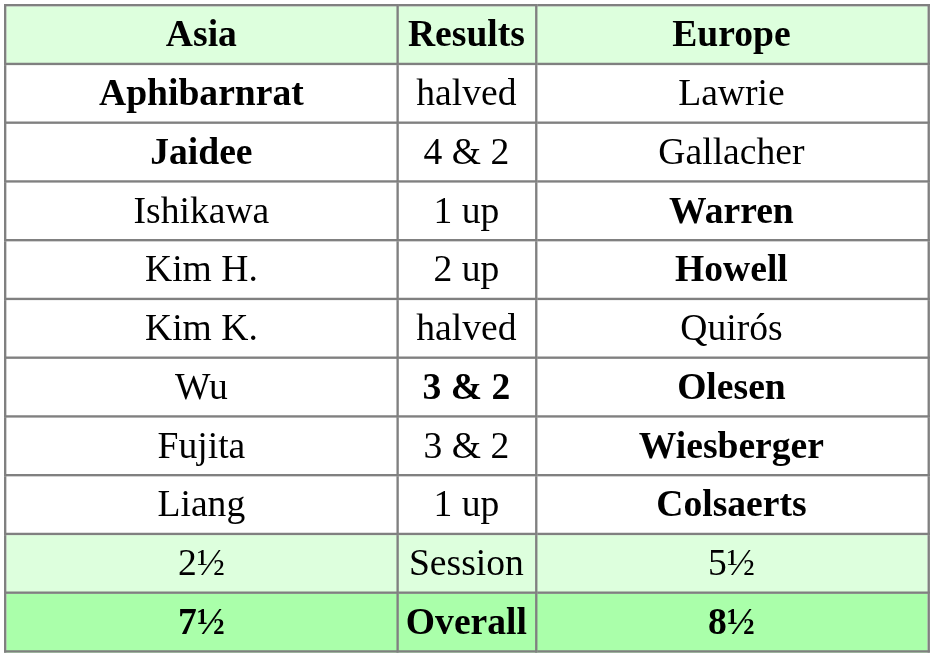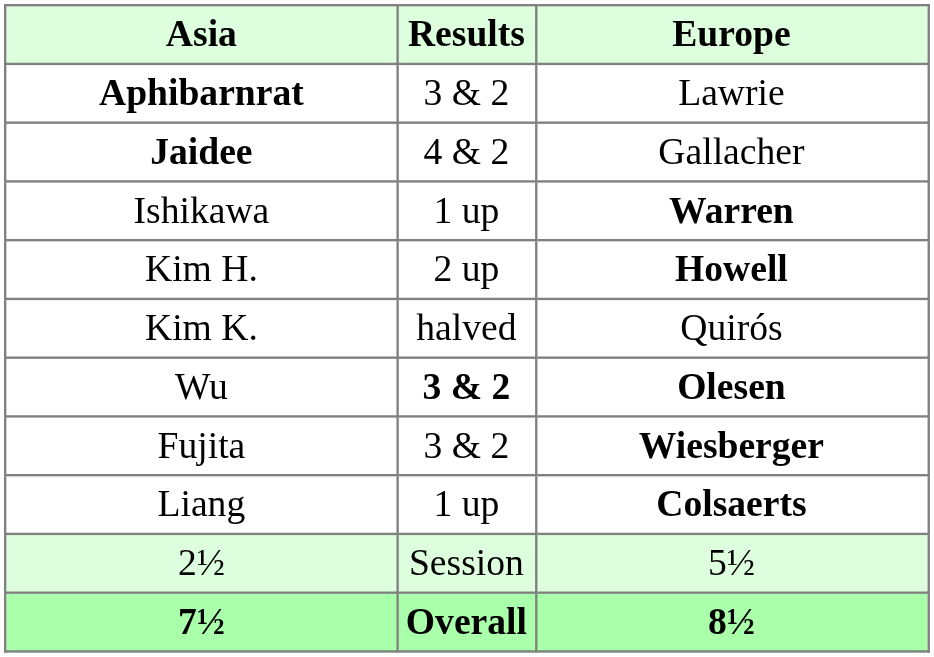(466, 92) halved -> (466, 92) 3 & 2
